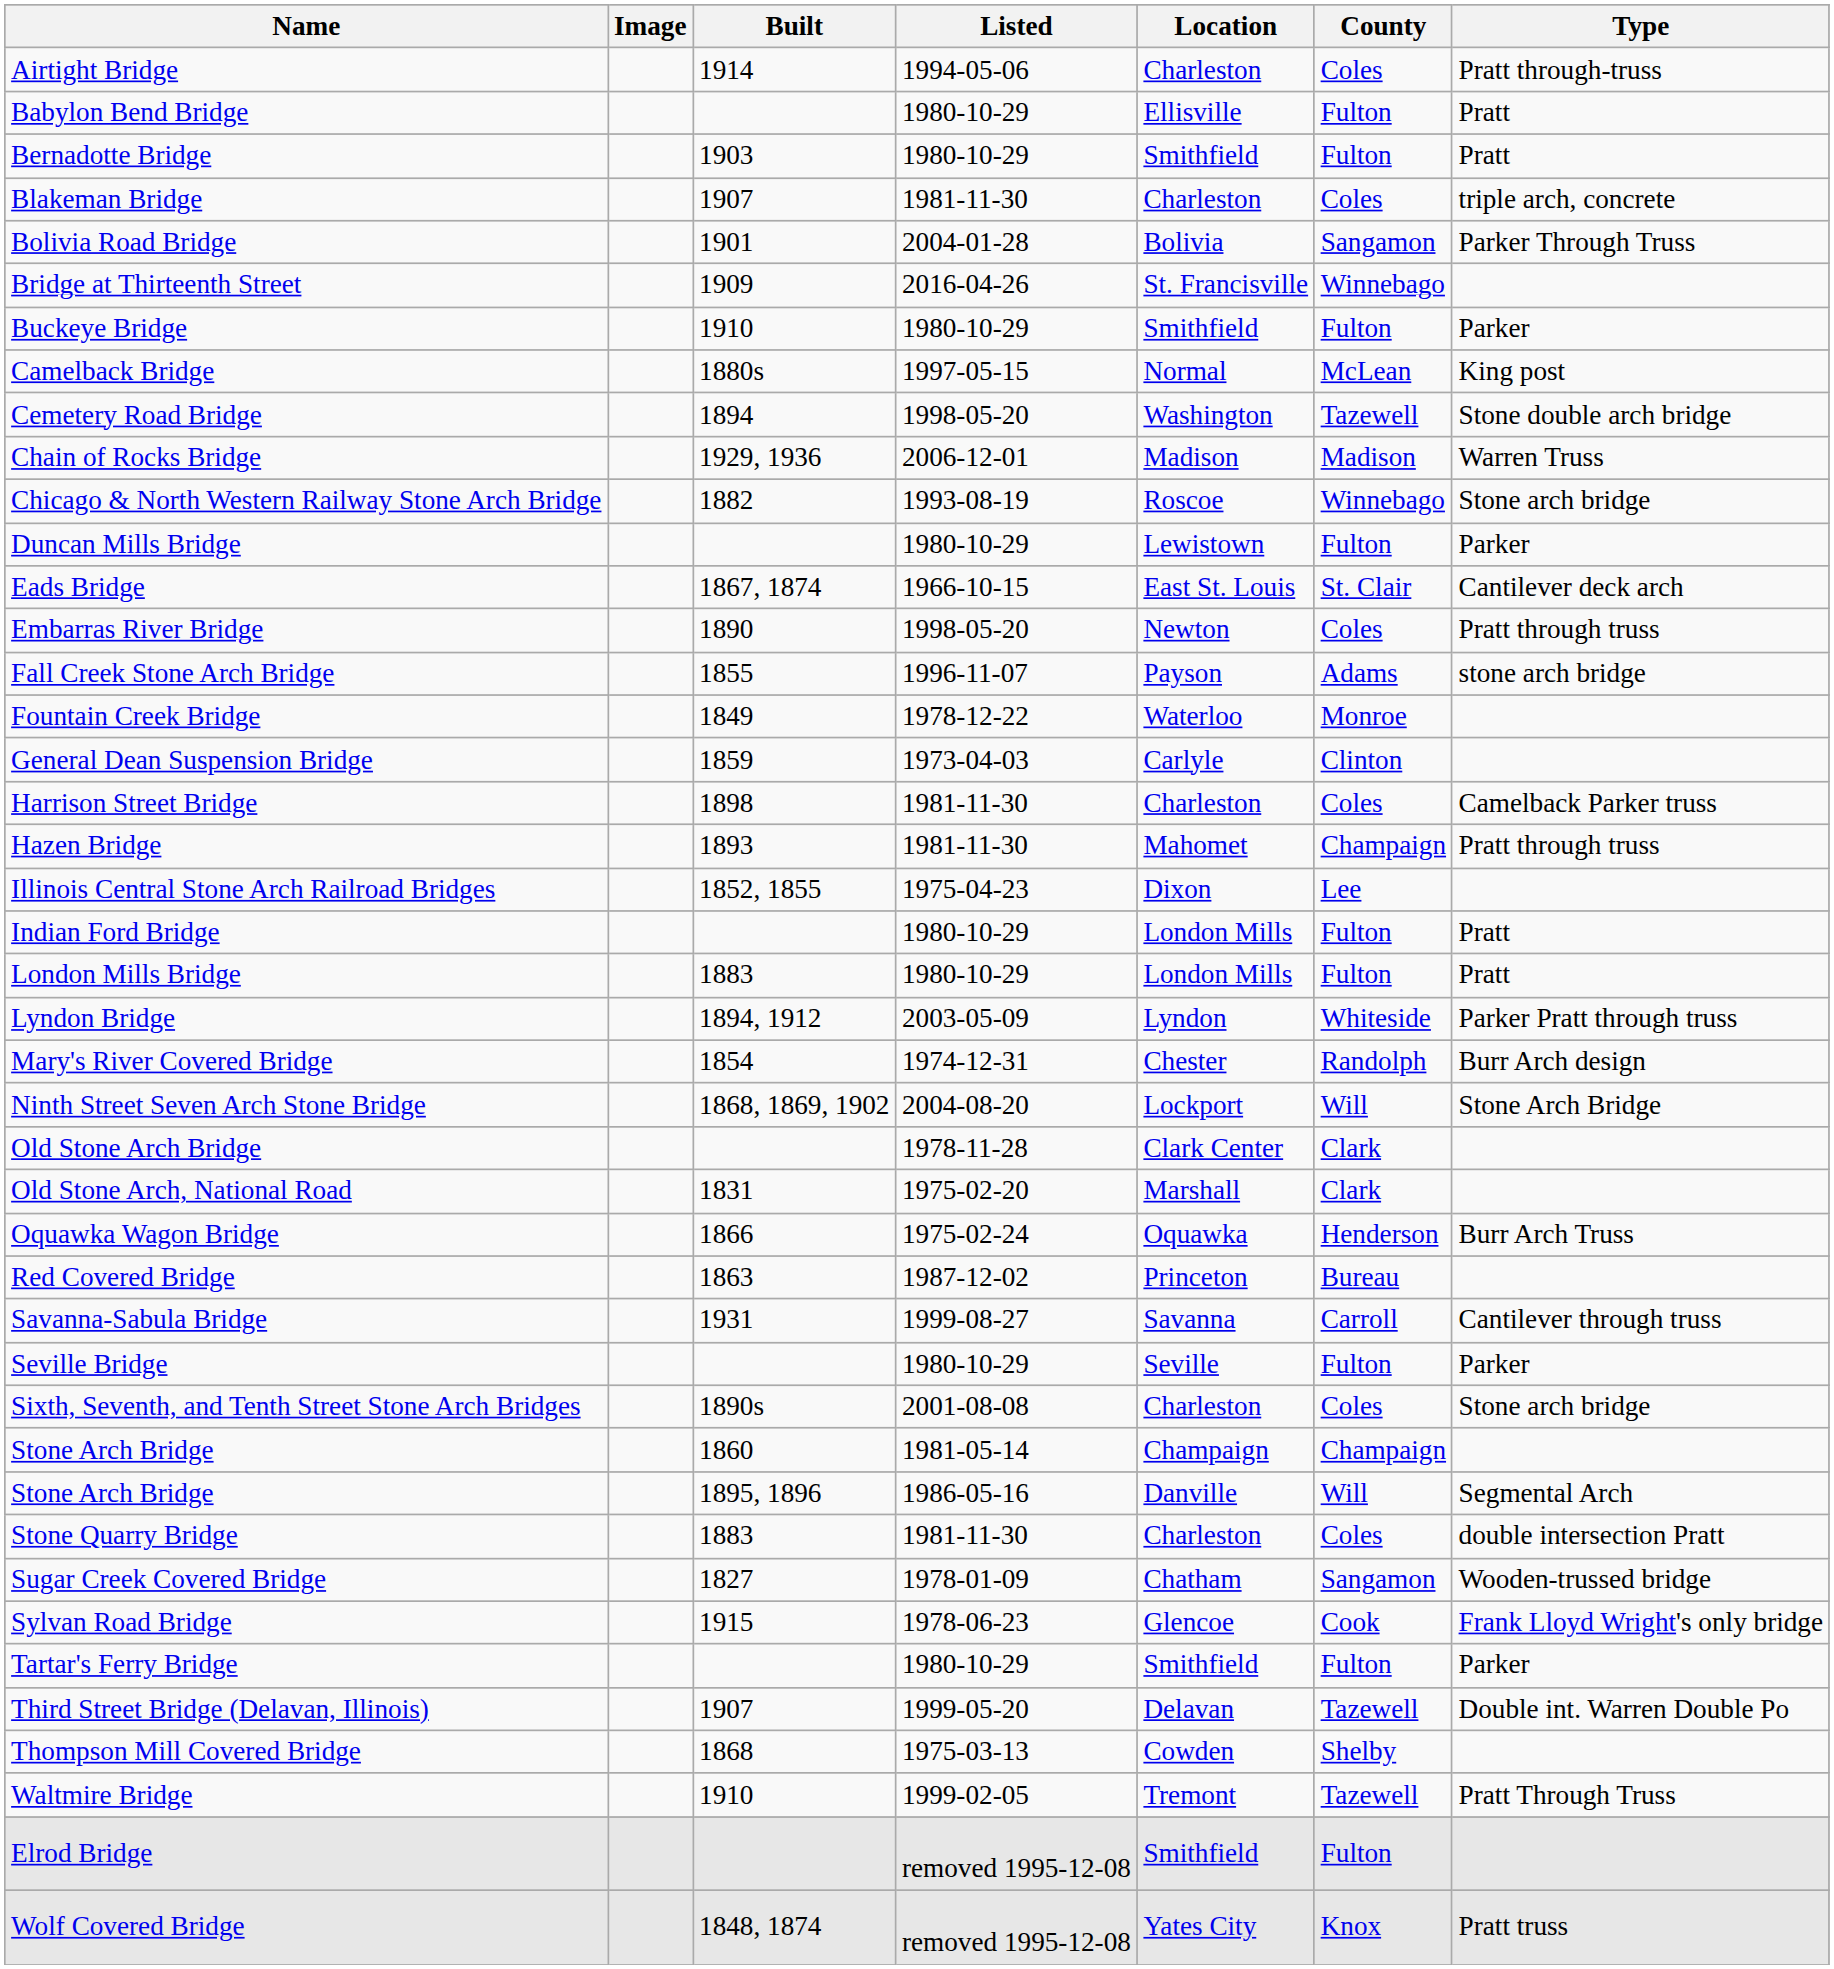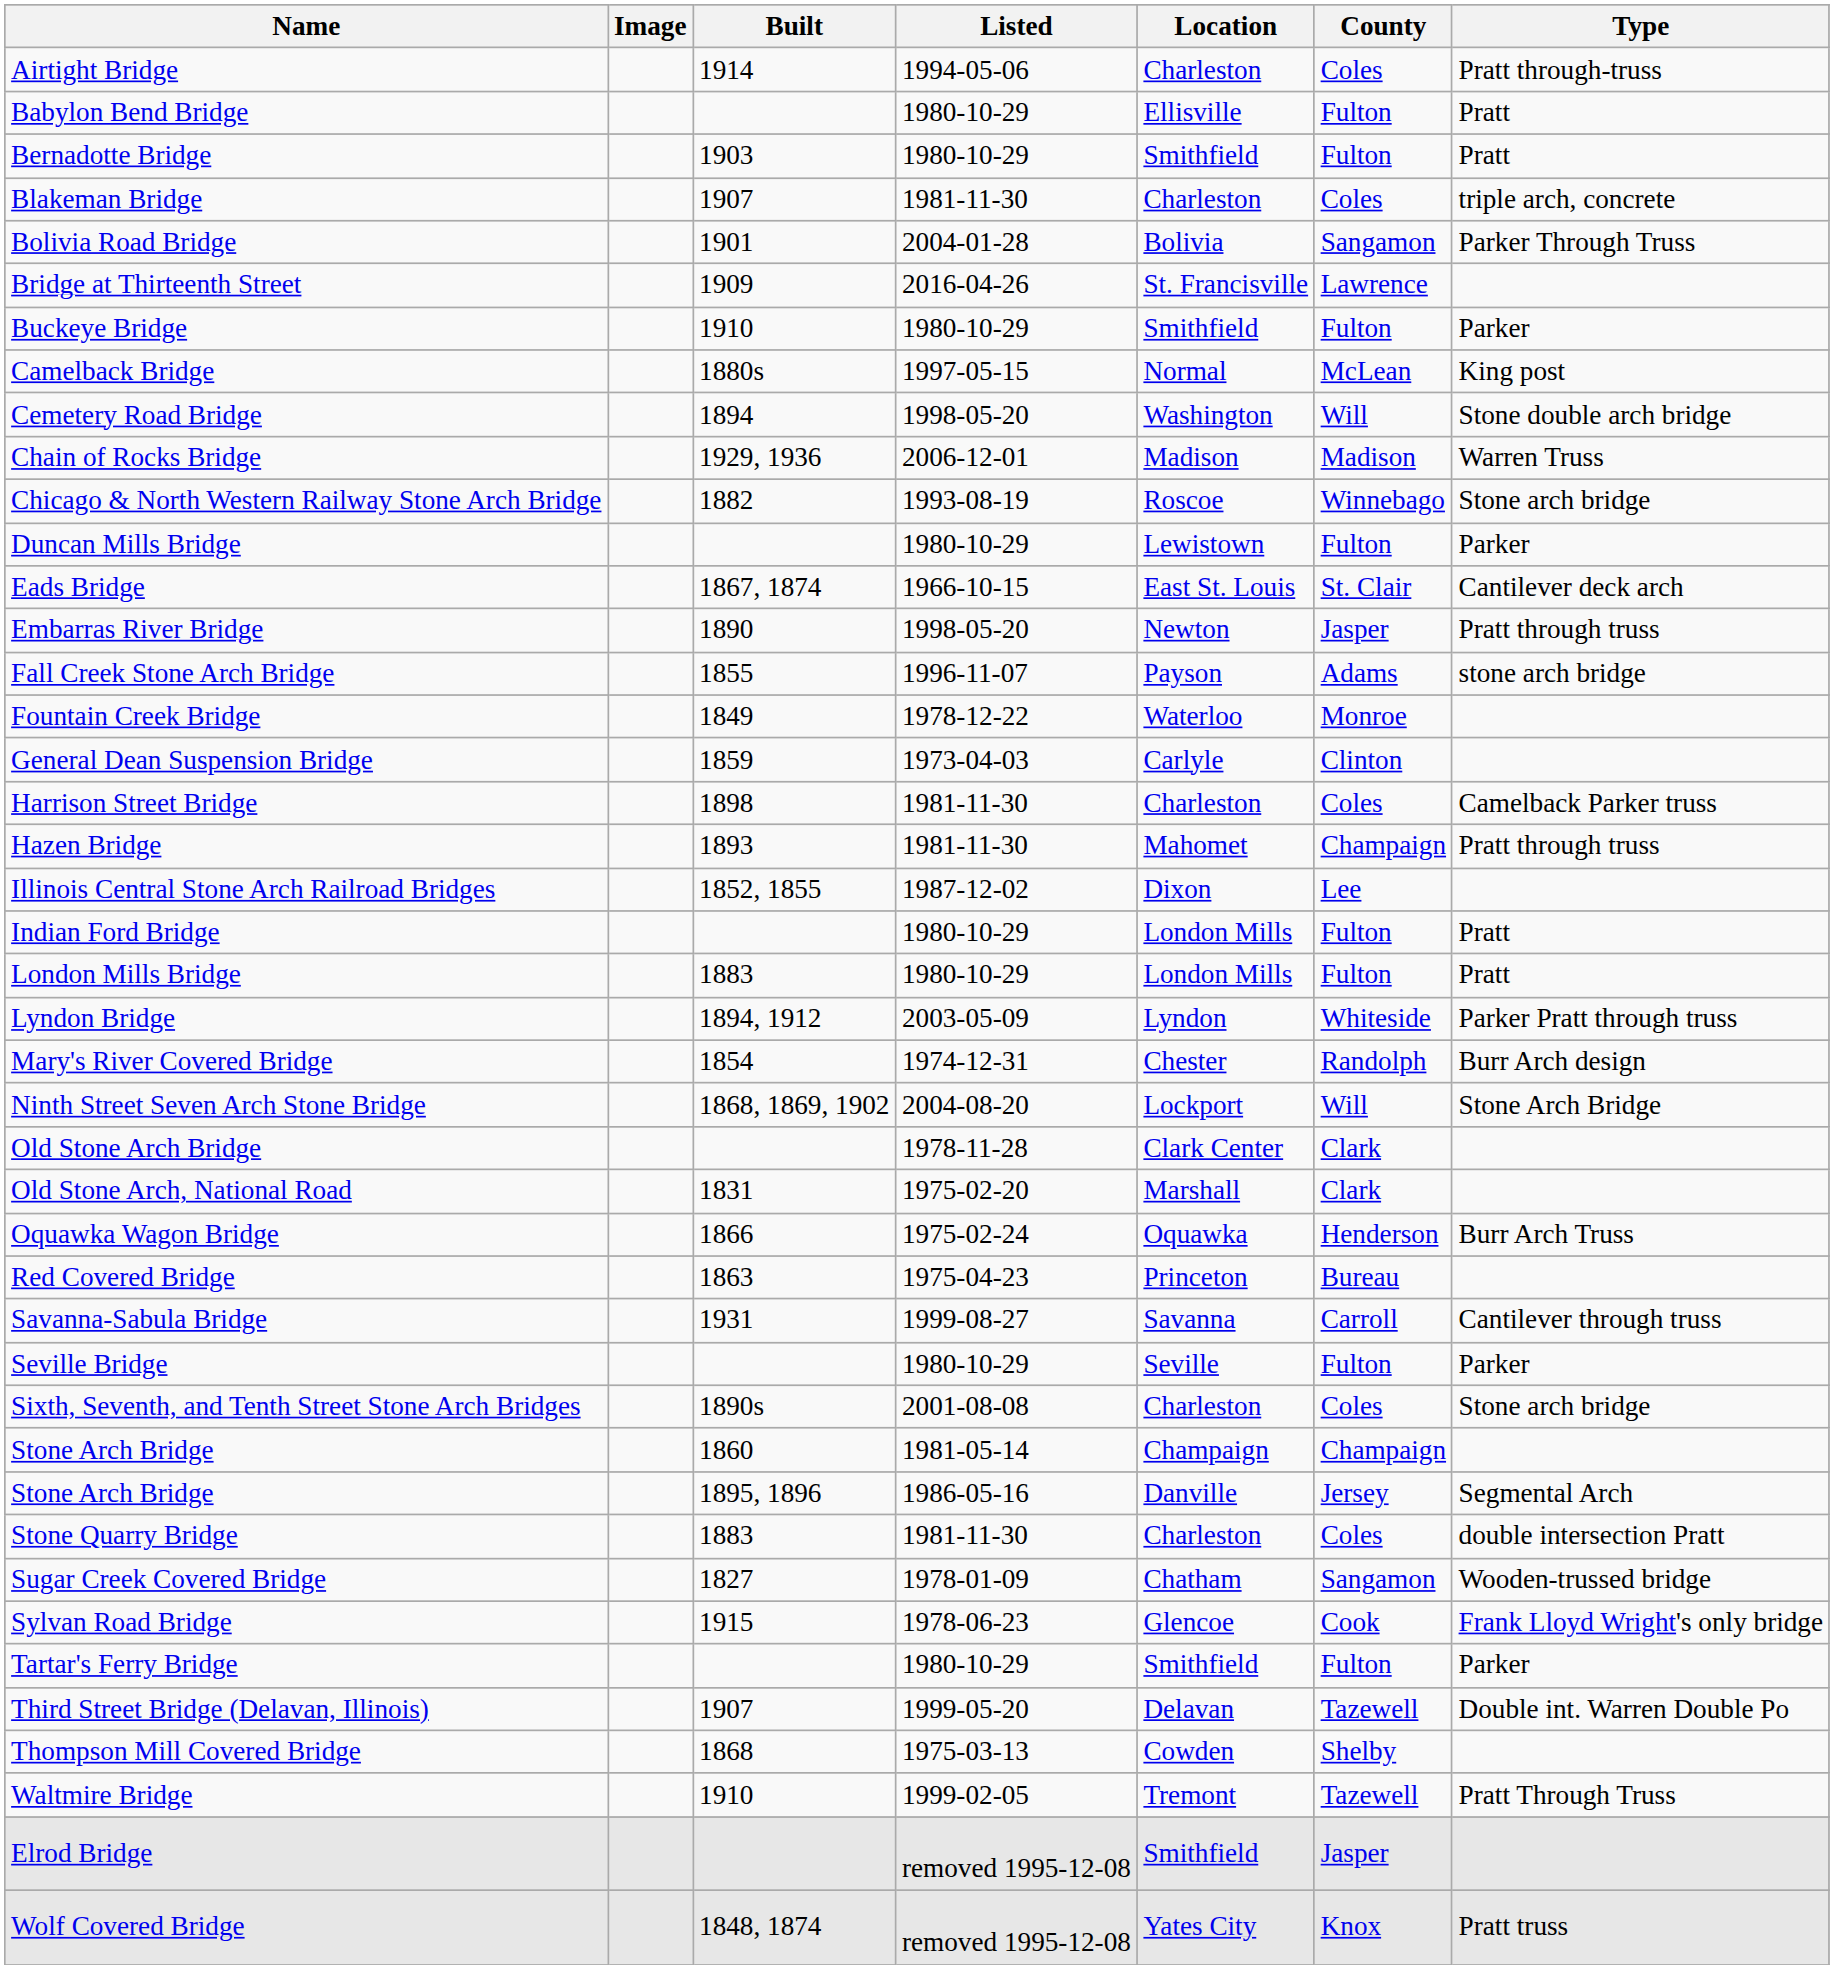(1383, 284) Winnebago -> (1374, 284) Lawrence
(1370, 414) Tazewell -> (1344, 414) Will
(1352, 629) Coles -> (1355, 629) Jasper
(965, 888) 1975-04-23 -> (965, 888) 1987-12-02
(965, 1277) 1987-12-02 -> (965, 1277) 1975-04-23
(1344, 1492) Will -> (1355, 1492) Jersey
(1356, 1853) Fulton -> (1355, 1853) Jasper
